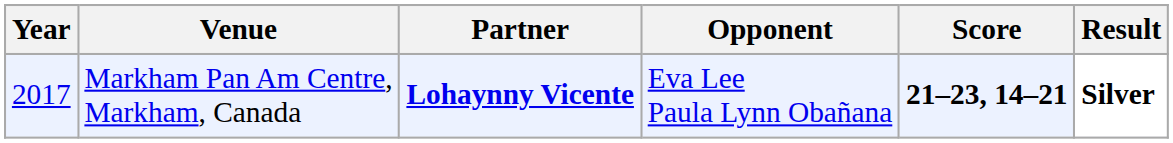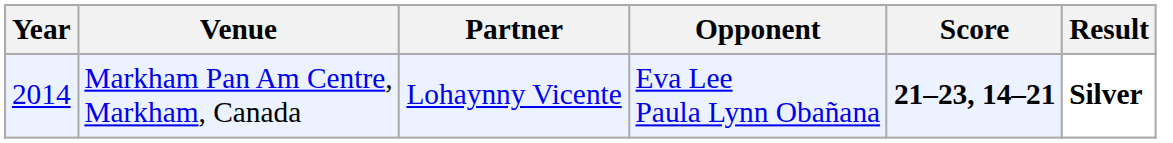(41, 94) 2017 -> (41, 94) 2014
(520, 94) bold -> (514, 94) normal
